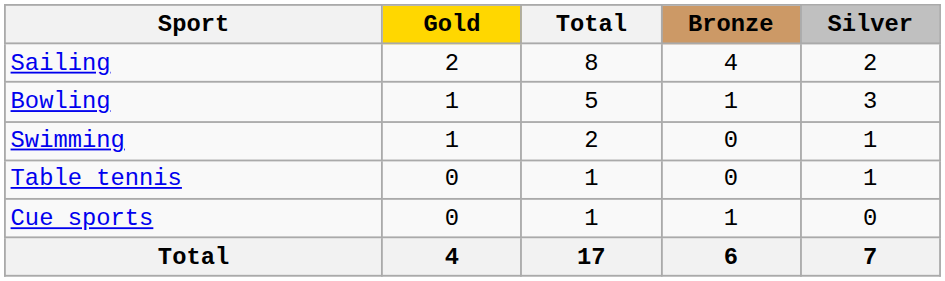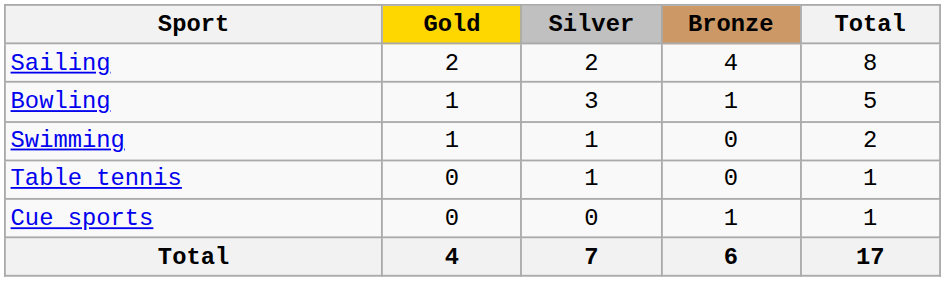columns swapped: (870, 24) <-> (591, 24)
